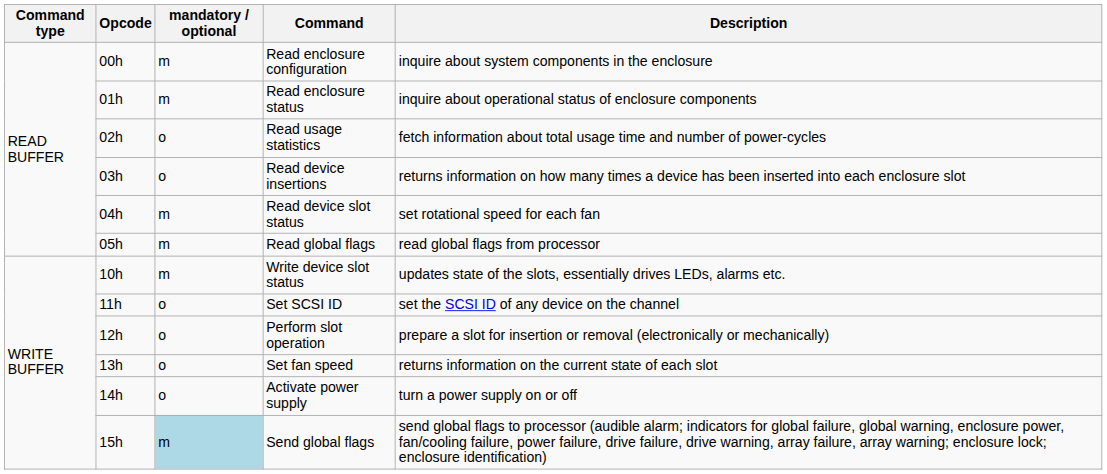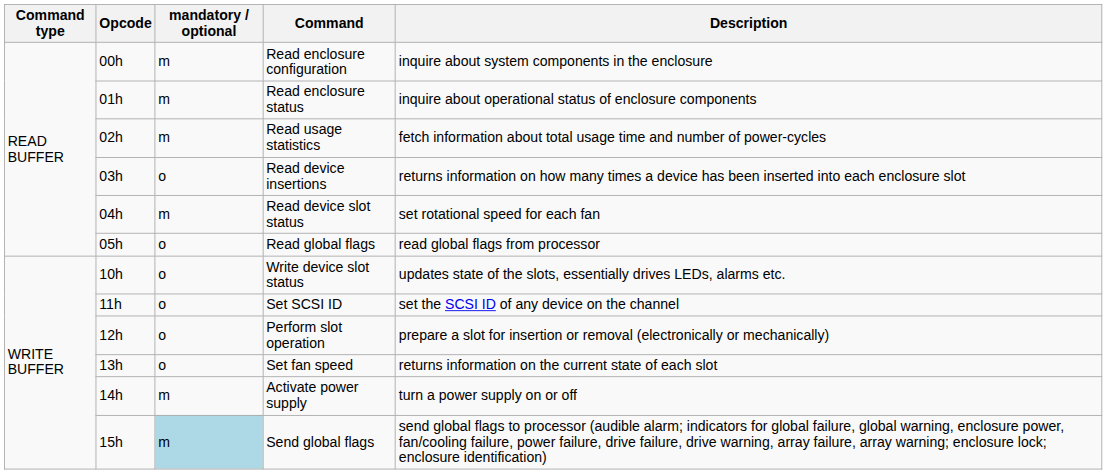(162, 138) o -> (164, 138) m
(164, 244) m -> (162, 244) o
(164, 274) m -> (162, 274) o
(162, 395) o -> (164, 395) m
